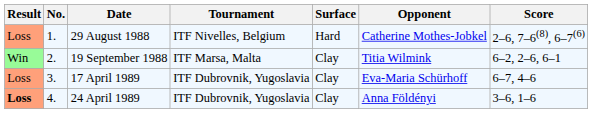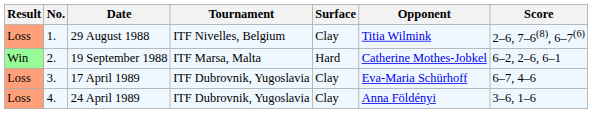(328, 35) Hard -> (327, 35) Clay
(424, 35) Catherine Mothes-Jobkel -> (396, 35) Titia Wilmink
(327, 57) Clay -> (328, 57) Hard
(396, 57) Titia Wilmink -> (424, 57) Catherine Mothes-Jobkel
(19, 98) bold -> (19, 98) normal
